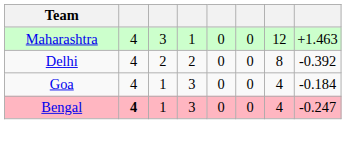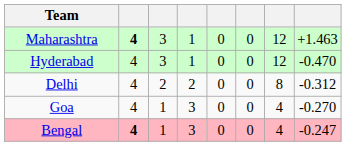(134, 38) normal -> (134, 38) bold
+ row: (62, 61)
(317, 61) -0.392 -> (317, 84) -0.312
(317, 84) -0.184 -> (317, 107) -0.270
